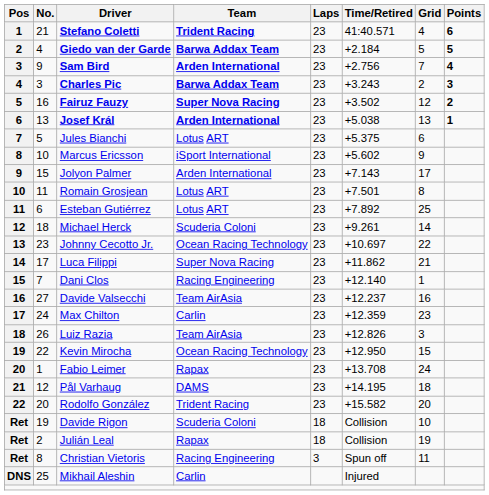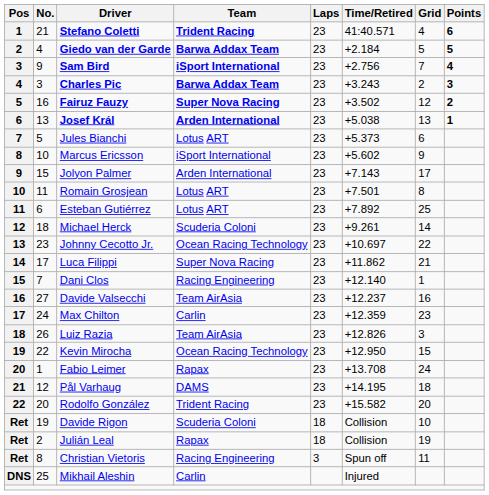(228, 66) Arden International -> (228, 66) iSport International
(362, 137) +5.375 -> (362, 137) +5.373
